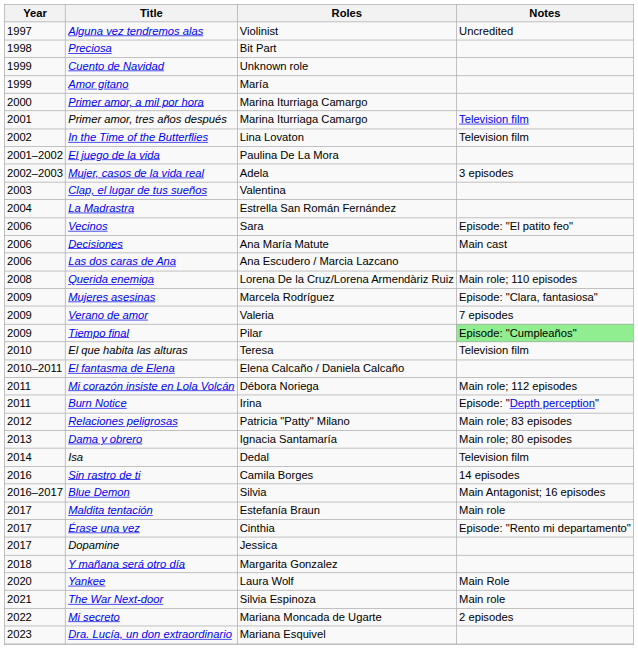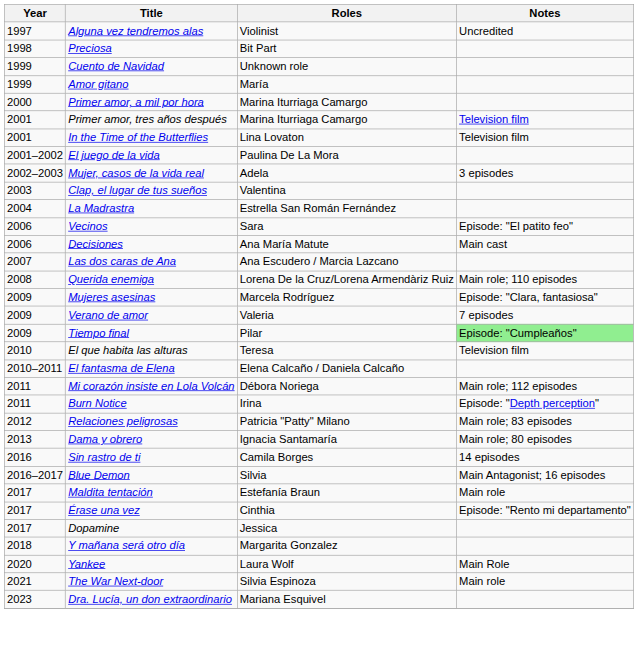(19, 137) 2002 -> (19, 137) 2001
(19, 262) 2006 -> (19, 262) 2007
- row: (76, 457)
- row: (94, 617)
